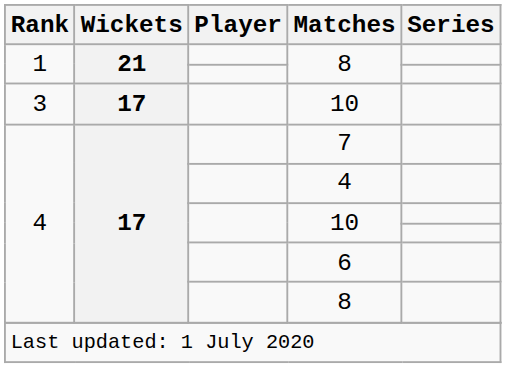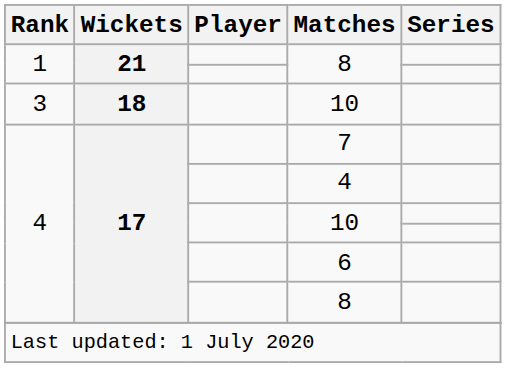(132, 104) 17 -> (132, 104) 18
